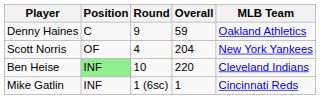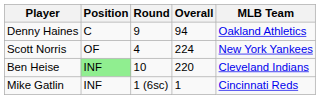(181, 31) 59 -> (181, 31) 94
(184, 49) 204 -> (184, 49) 224
